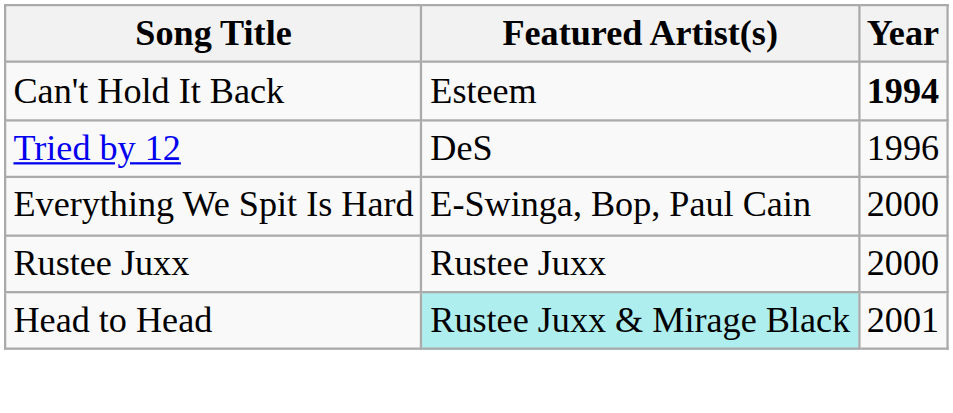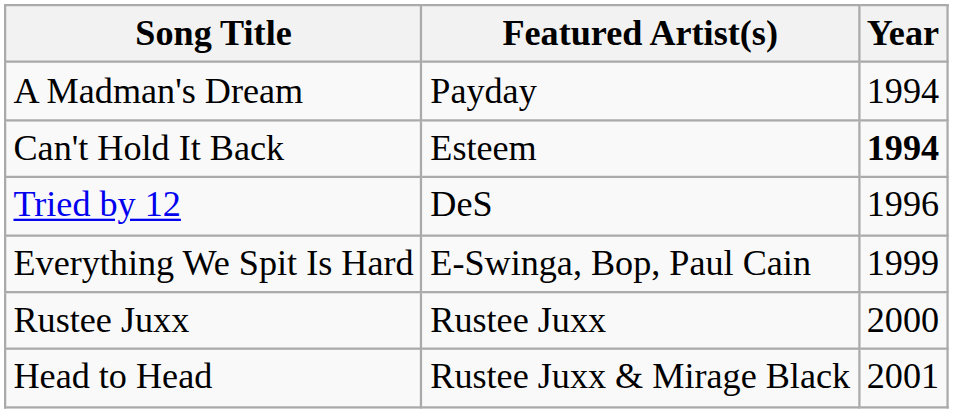+ row: (158, 90)
(903, 205) 2000 -> (903, 262) 1999
(640, 319) paleturquoise background -> (640, 377) no background
